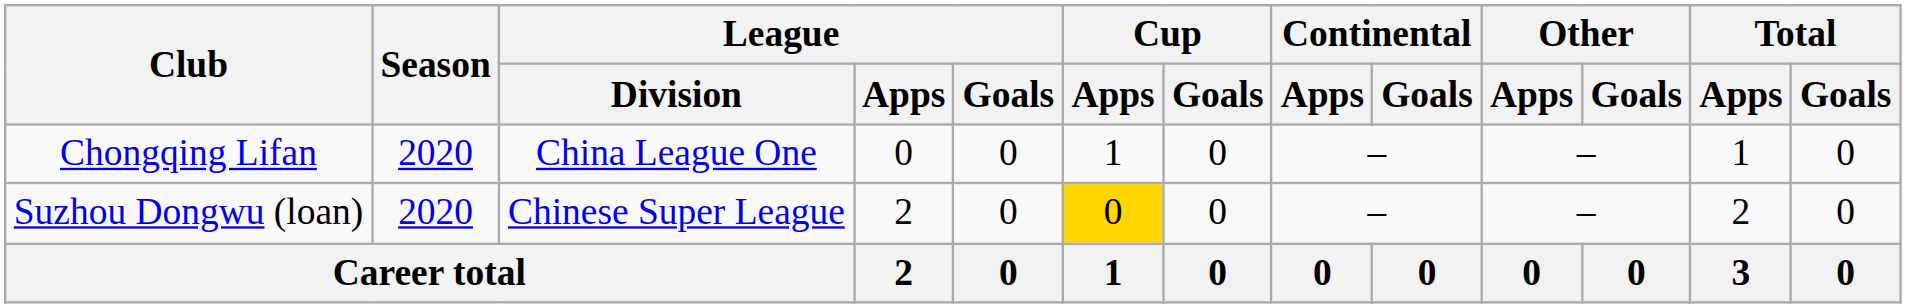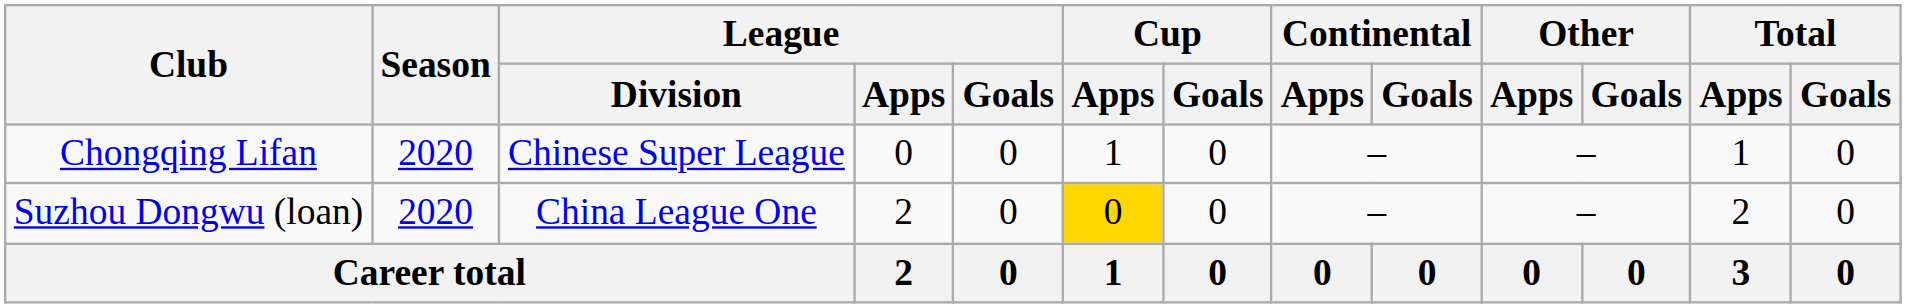(676, 152) China League One -> (676, 152) Chinese Super League
(676, 212) Chinese Super League -> (676, 212) China League One
